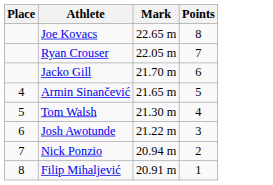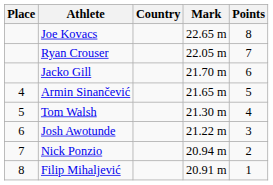+ column: (158, 14)
